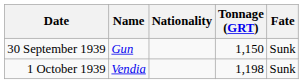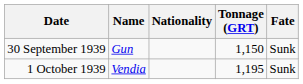(250, 68) 1,198 -> (250, 68) 1,195
